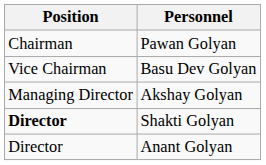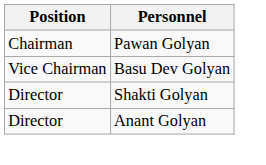- row: (191, 95)
(38, 120) bold -> (35, 95) normal
